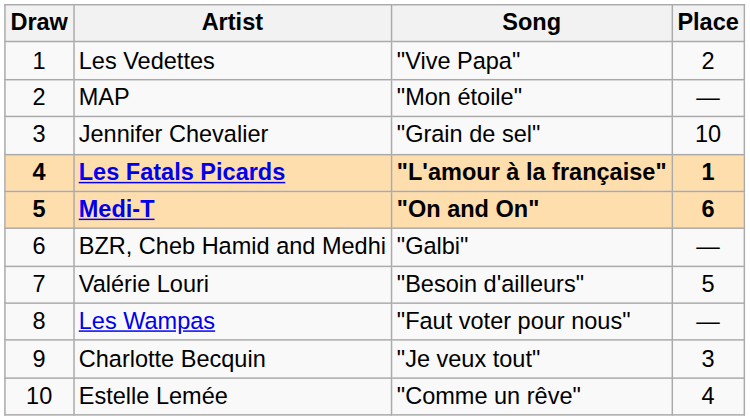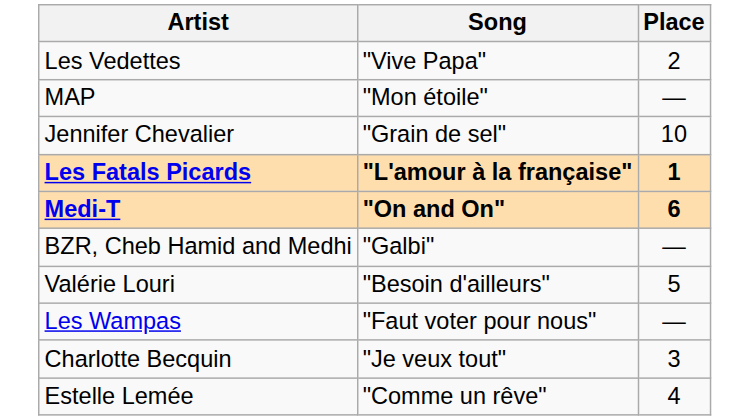- column: (39, 23)
